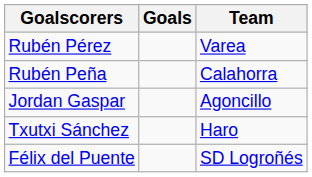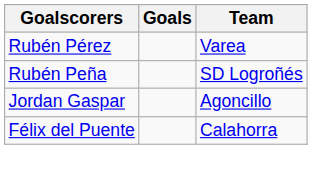(239, 74) Calahorra -> (251, 74) SD Logroñés
- row: (69, 130)
(251, 158) SD Logroñés -> (239, 130) Calahorra
